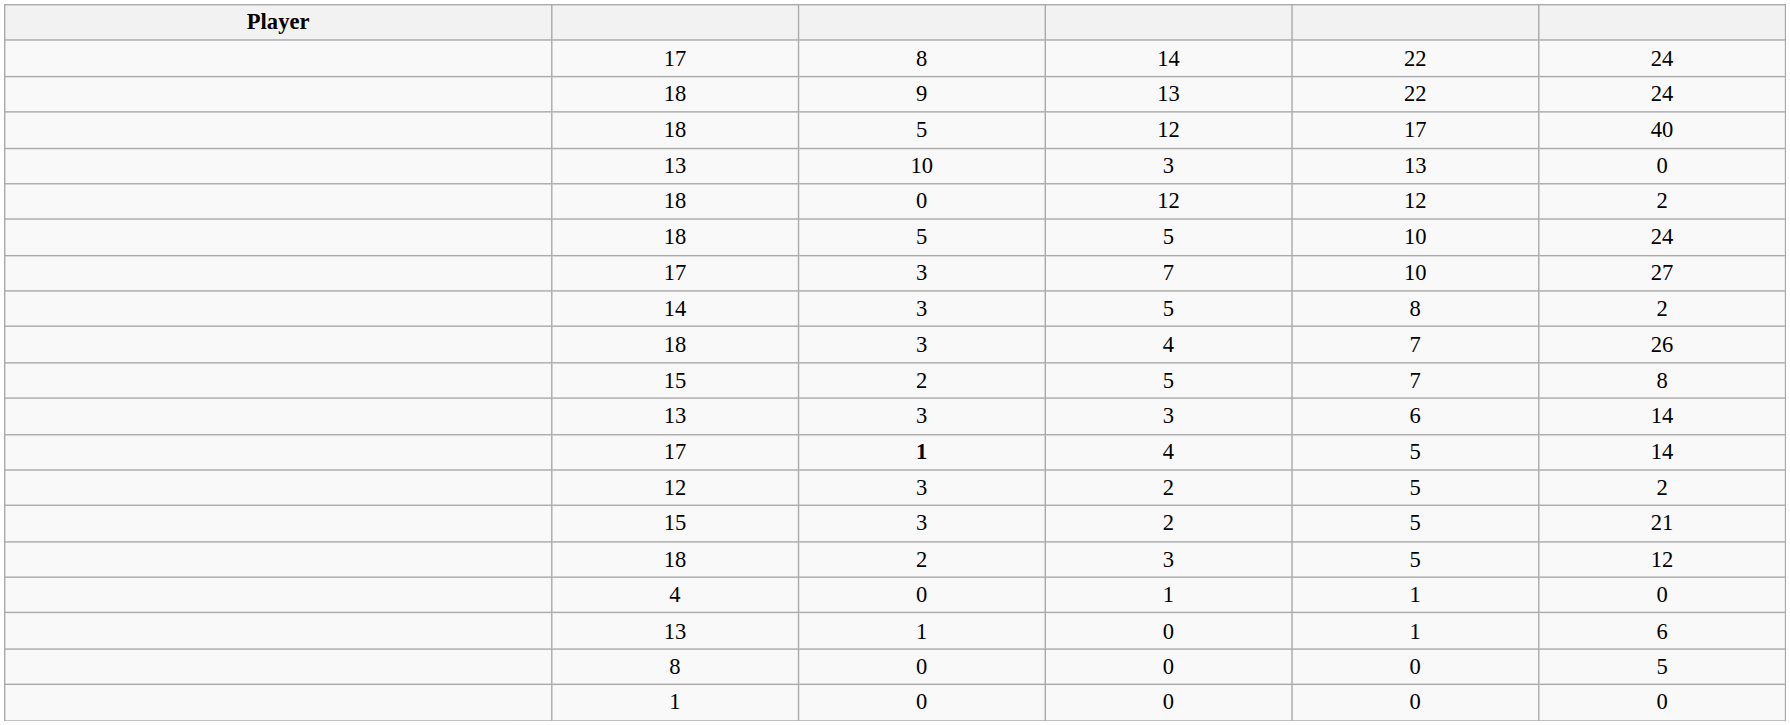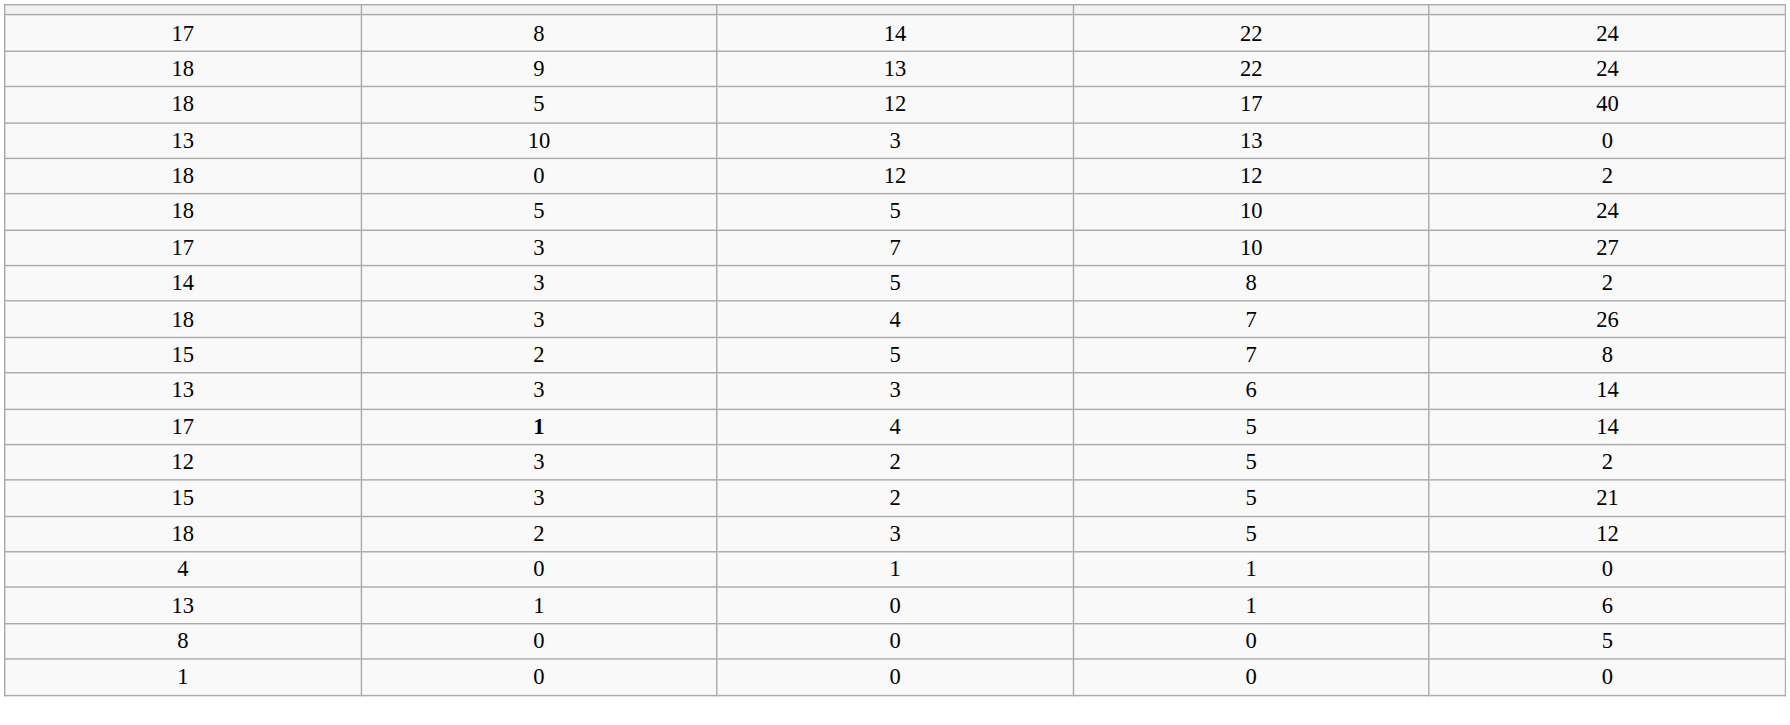- column: (278, 22)
